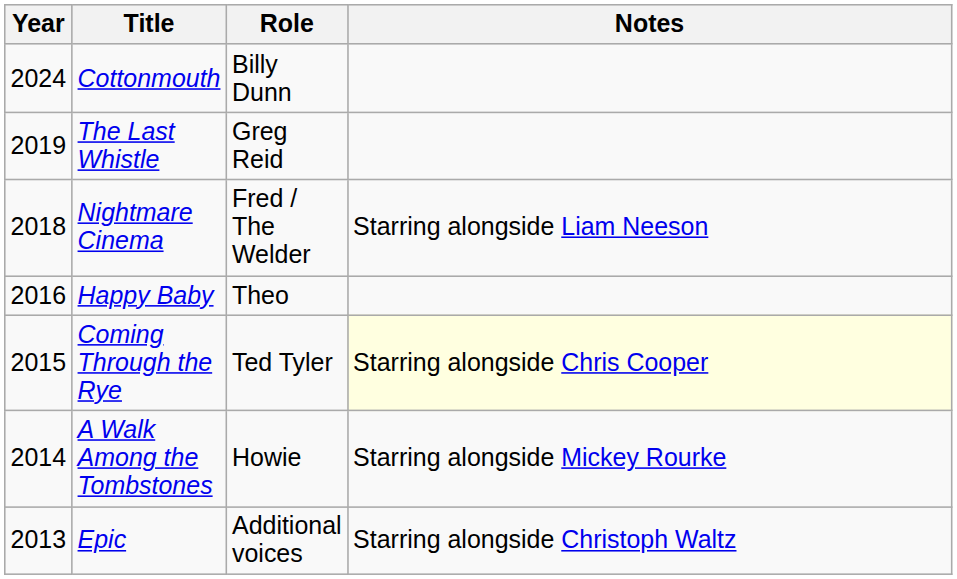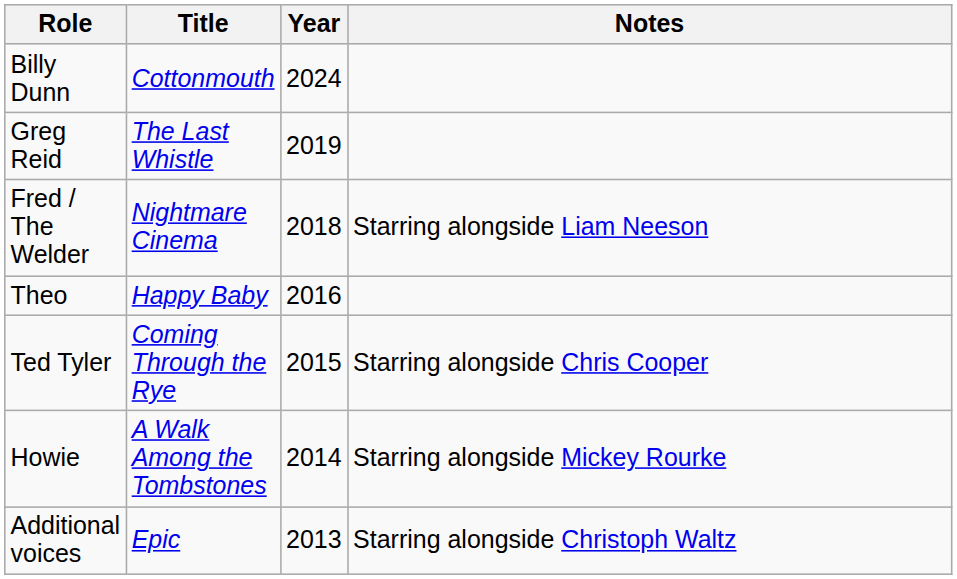columns swapped: (38, 24) <-> (287, 24)
(531, 362) lightyellow background -> (531, 362) no background
